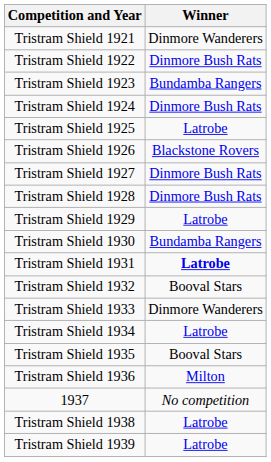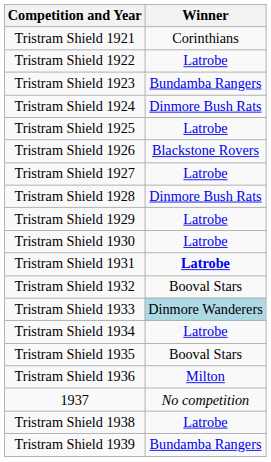(205, 38) Dinmore Wanderers -> (205, 38) Corinthians
(205, 60) Dinmore Bush Rats -> (205, 60) Latrobe
(205, 173) Dinmore Bush Rats -> (205, 173) Latrobe
(205, 241) Bundamba Rangers -> (205, 241) Latrobe
(205, 309) no background -> (205, 309) lightblue background
(205, 444) Latrobe -> (205, 444) Bundamba Rangers
